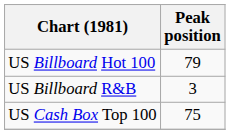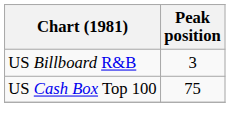- row: (82, 62)
